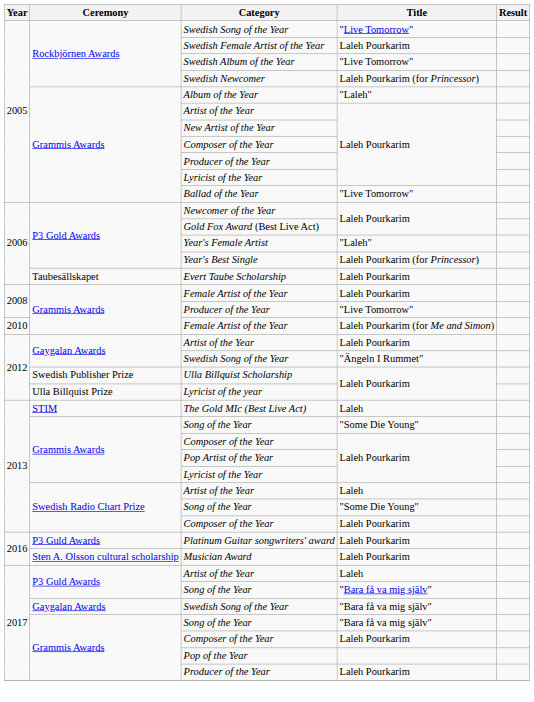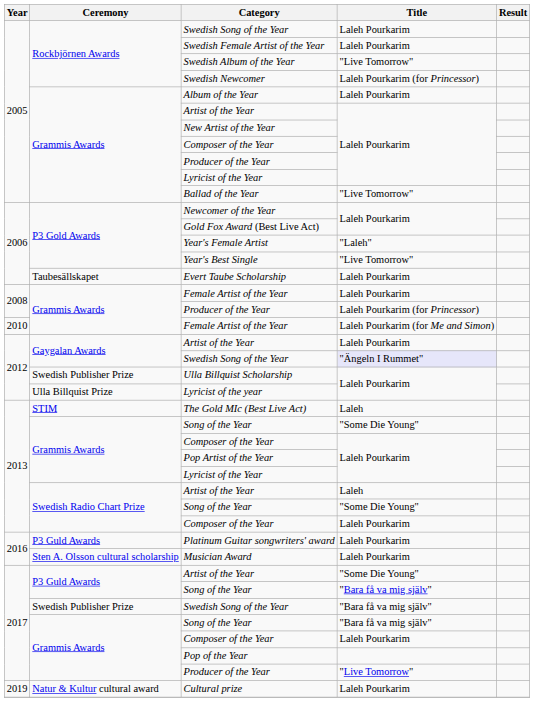(376, 29) "Live Tomorrow" -> (375, 29) Laleh Pourkarim
(356, 95) "Laleh" -> (375, 95) Laleh Pourkarim
(409, 260) Laleh Pourkarim (for Princessor) -> (376, 260) "Live Tomorrow"
(376, 309) "Live Tomorrow" -> (409, 309) Laleh Pourkarim (for Princessor)
(381, 359) no background -> (381, 359) lavender background
(351, 573) Laleh -> (379, 573) "Some Die Young"
(69, 606) Gaygalan Awards -> (83, 606) Swedish Publisher Prize
(375, 672) Laleh Pourkarim -> (376, 672) "Live Tomorrow"
+ row: (17, 688)
